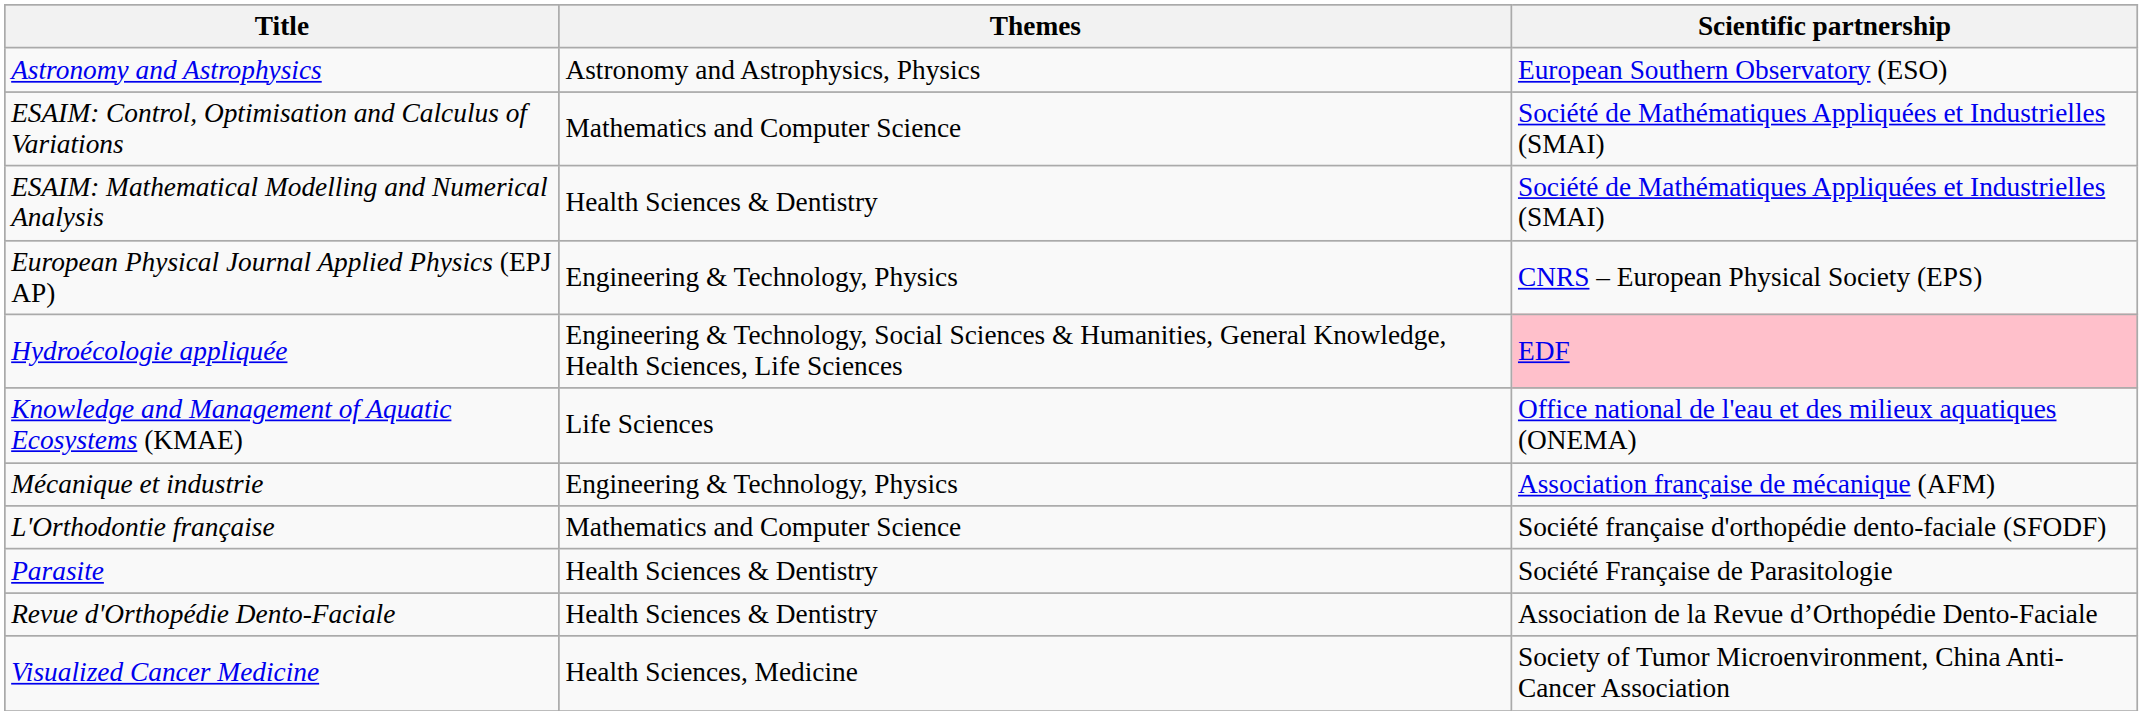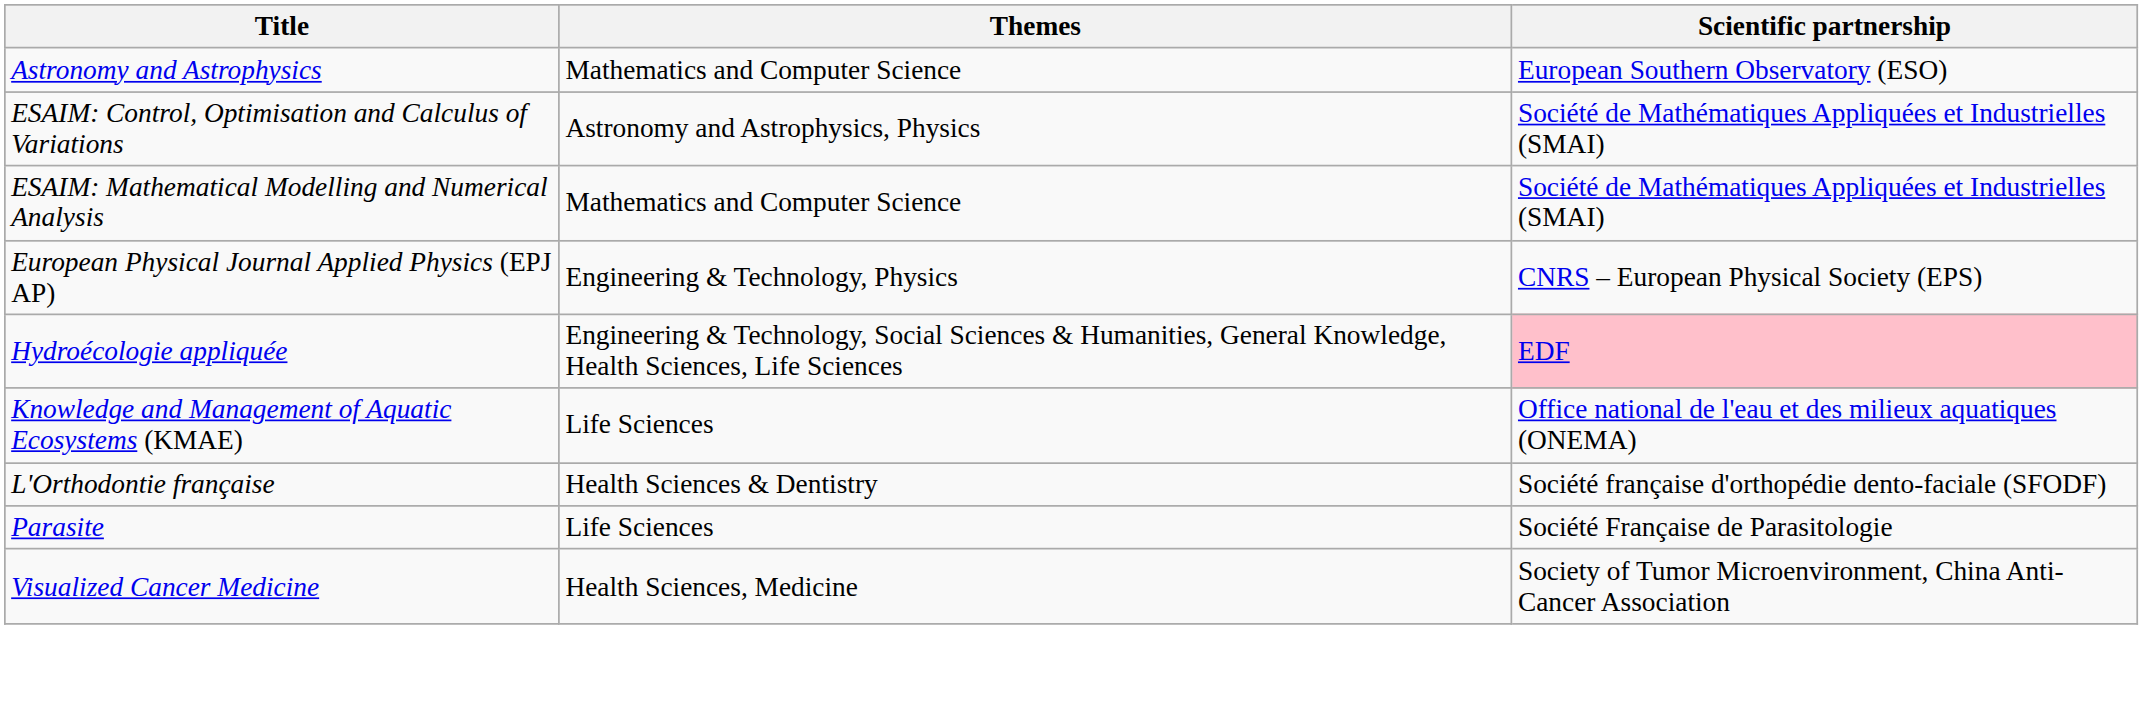(773, 69) Astronomy and Astrophysics, Physics -> (763, 69) Mathematics and Computer Science
(763, 128) Mathematics and Computer Science -> (773, 128) Astronomy and Astrophysics, Physics
(722, 202) Health Sciences & Dentistry -> (763, 202) Mathematics and Computer Science
- row: (137, 483)
(763, 527) Mathematics and Computer Science -> (722, 483) Health Sciences & Dentistry
(722, 570) Health Sciences & Dentistry -> (639, 527) Life Sciences
- row: (203, 614)
